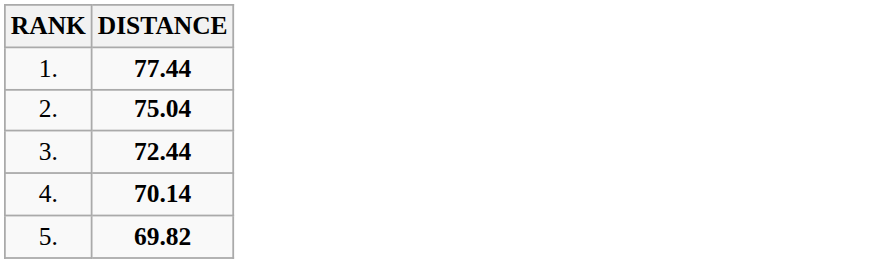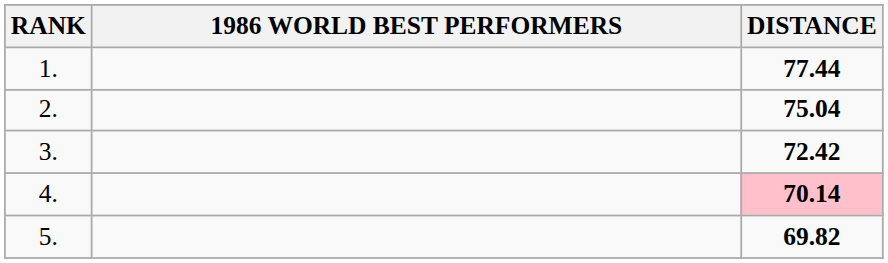+ column: (416, 25)
(163, 152) 72.44 -> (812, 152) 72.42
(163, 194) no background -> (812, 194) pink background
